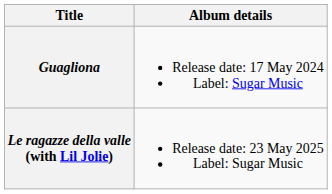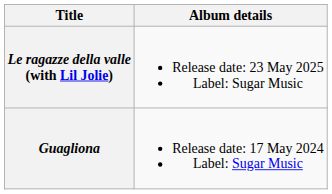rows swapped: (69, 67) <-> (69, 148)
